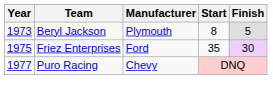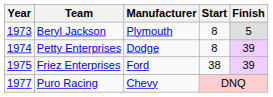+ row: (79, 49)
(214, 49) 35 -> (214, 66) 38
(248, 49) 30 -> (249, 66) 39
